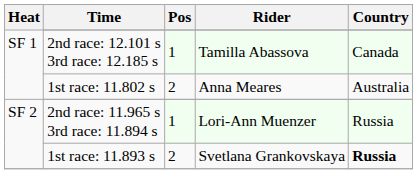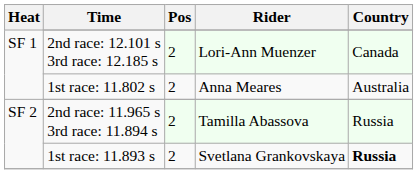(172, 52) 1 -> (172, 52) 2
(254, 52) Tamilla Abassova -> (257, 52) Lori-Ann Muenzer
(172, 121) 1 -> (172, 121) 2
(257, 121) Lori-Ann Muenzer -> (254, 121) Tamilla Abassova
